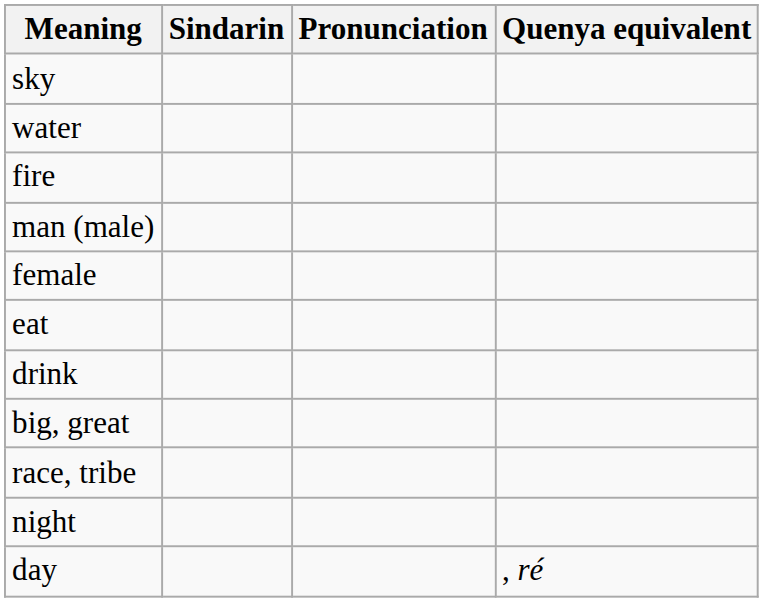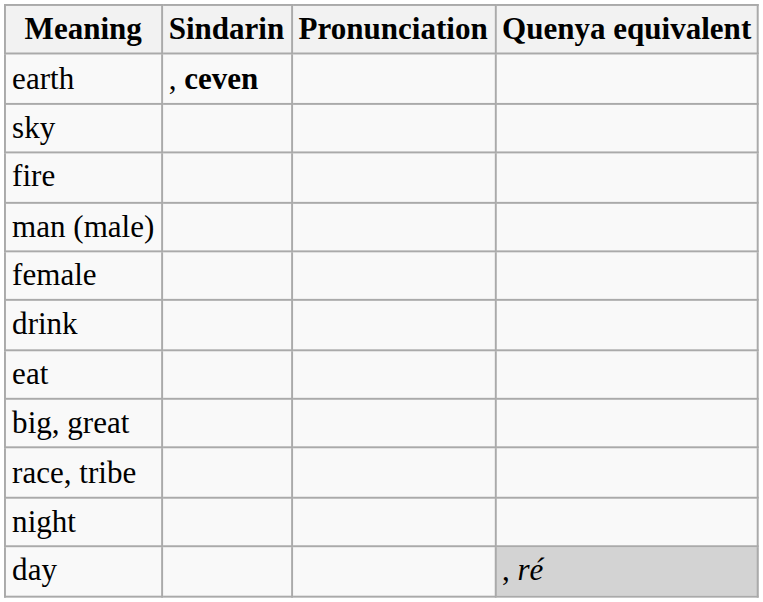+ row: (43, 78)
- row: (47, 127)
rows swapped: (30, 324) <-> (45, 373)
(523, 570) no background -> (523, 570) lightgrey background
